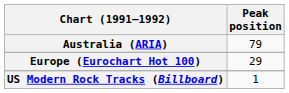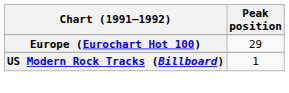- row: (116, 44)
